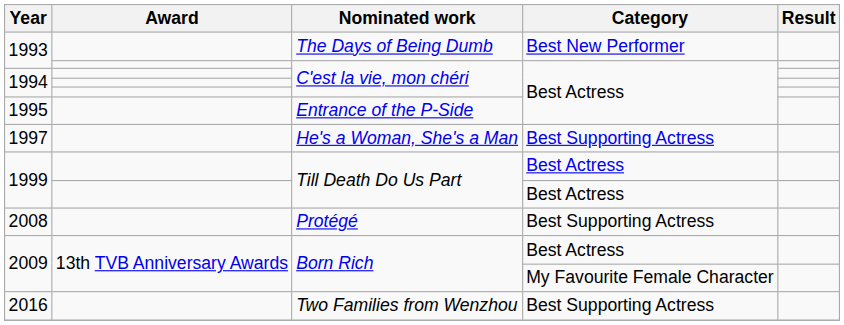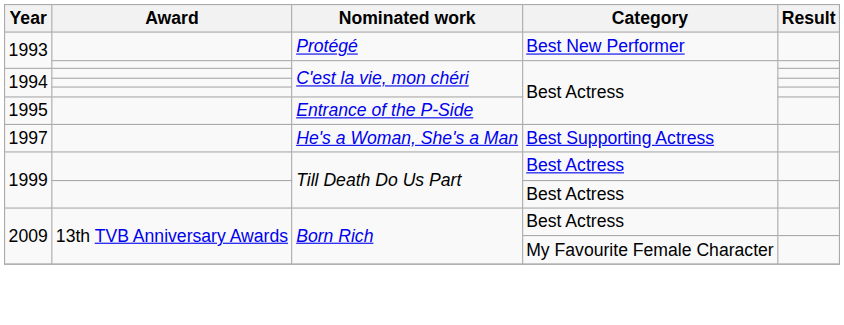(394, 46) The Days of Being Dumb -> (327, 46) Protégé
- row: (28, 221)
- row: (28, 305)
